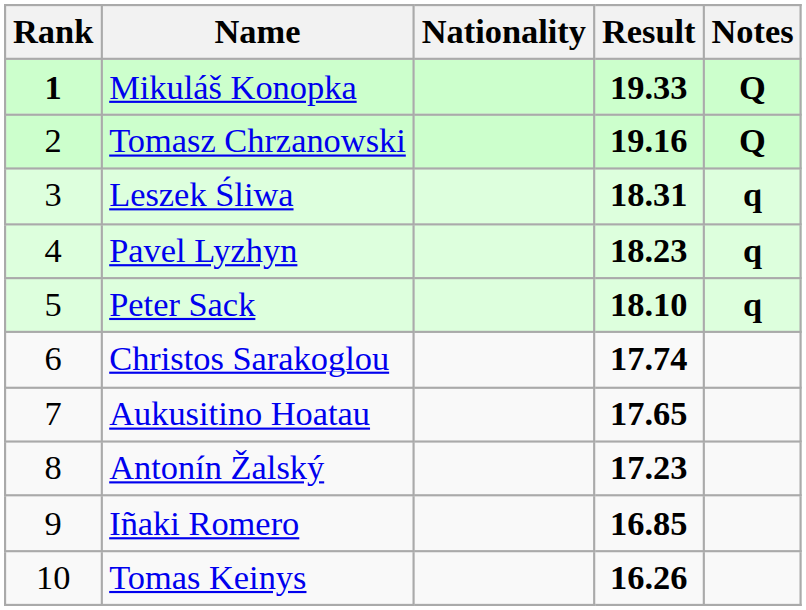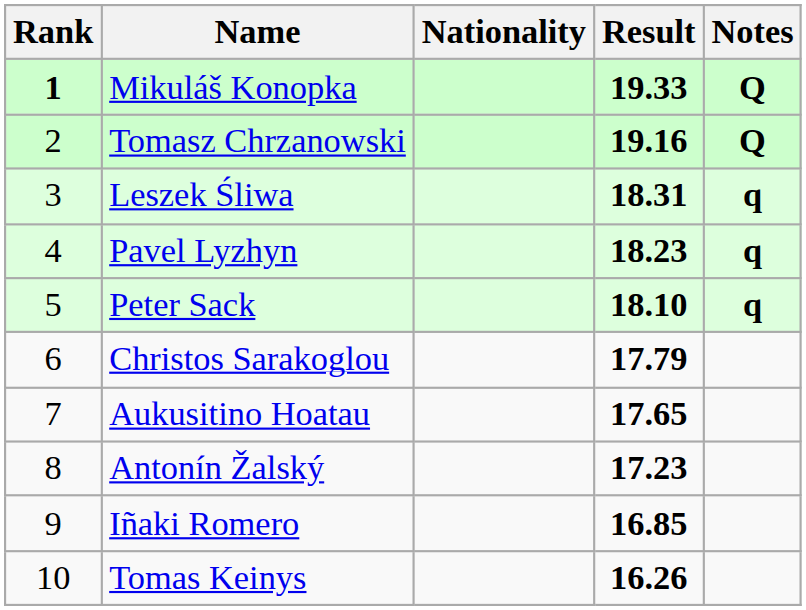(649, 359) 17.74 -> (649, 359) 17.79
